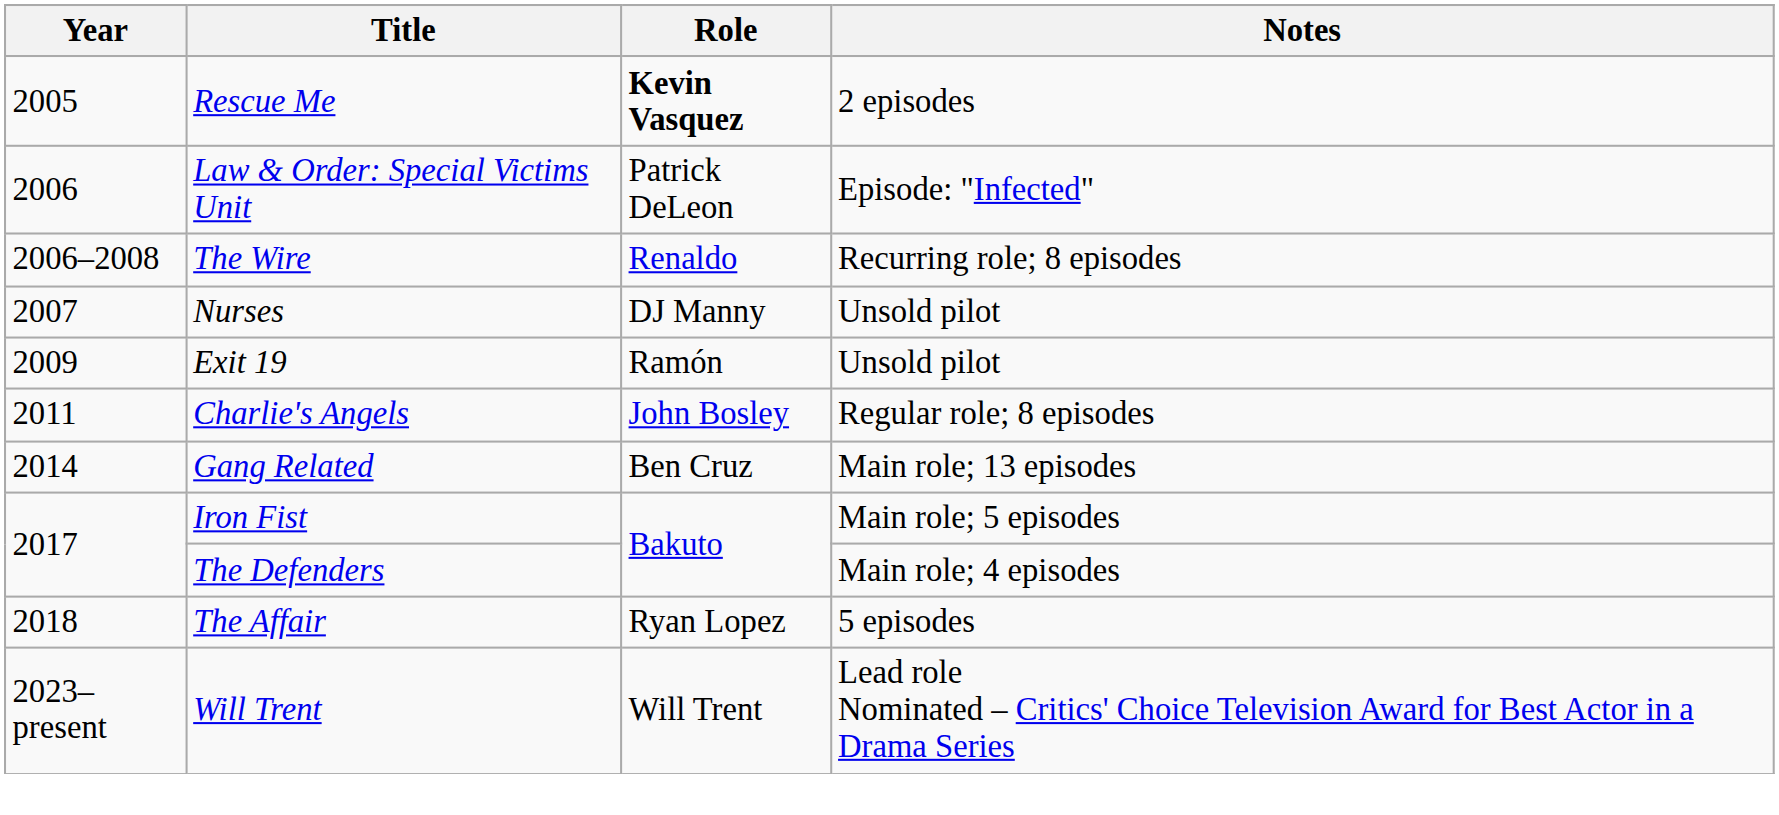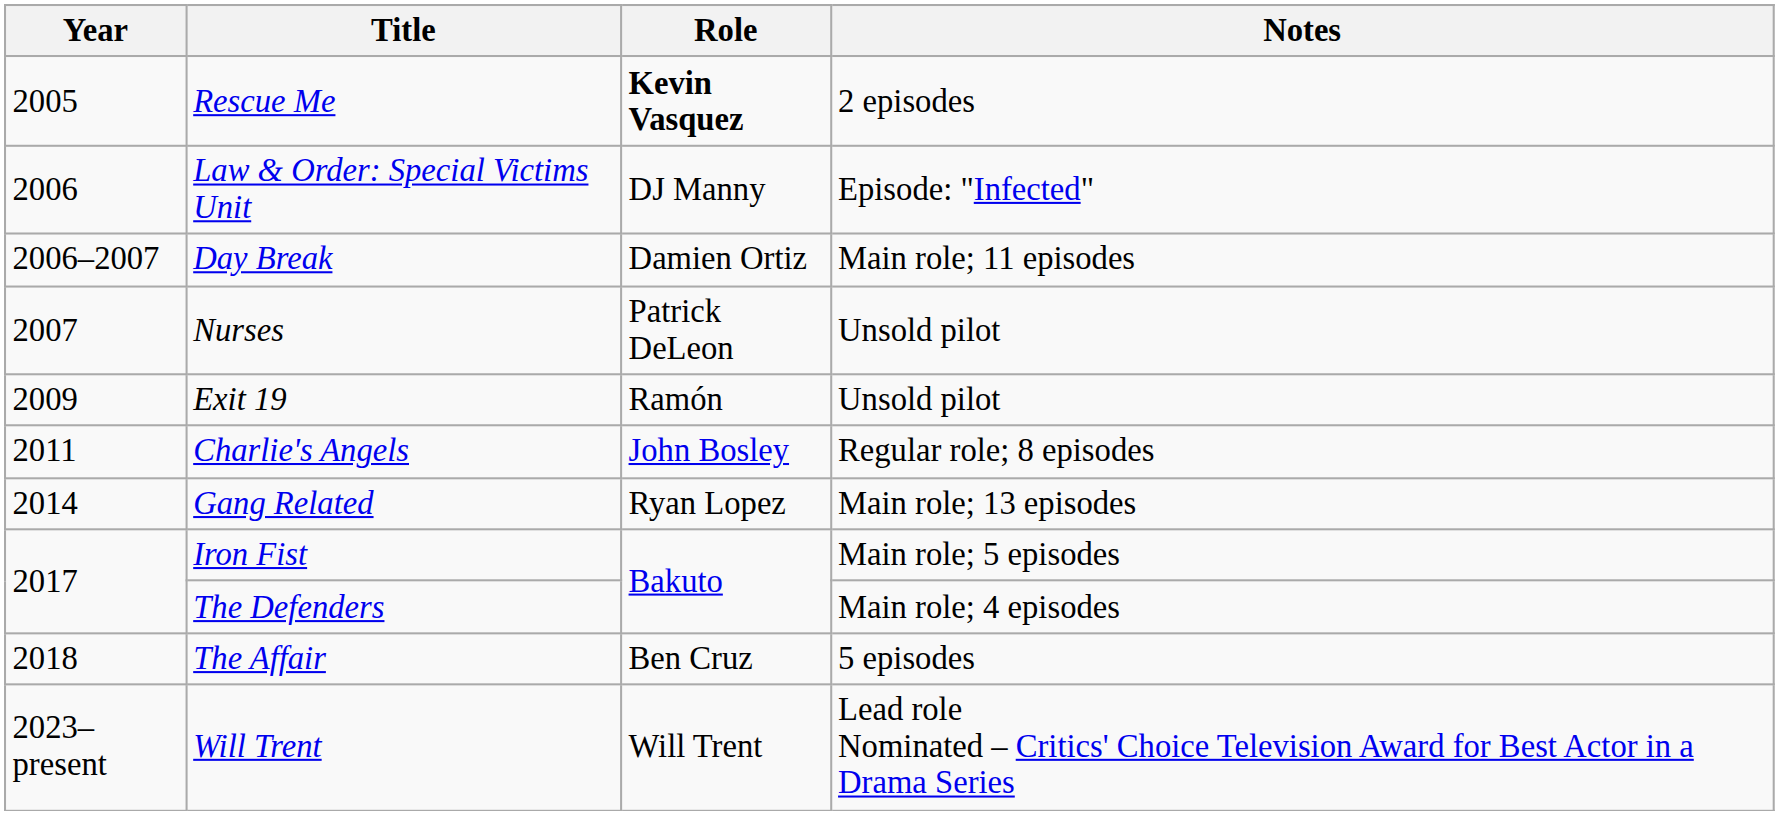(681, 188) Patrick DeLeon -> (697, 188) DJ Manny
+ row: (263, 259)
- row: (252, 259)
(697, 310) DJ Manny -> (681, 329) Patrick DeLeon
(691, 466) Ben Cruz -> (707, 502) Ryan Lopez
(707, 621) Ryan Lopez -> (691, 658) Ben Cruz
